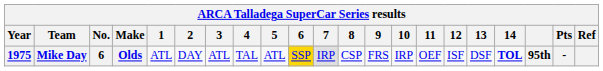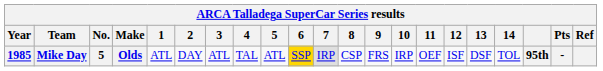(19, 55) 1975 -> (19, 55) 1985
(101, 55) 6 -> (101, 55) 5
(510, 55) bold -> (509, 55) normal
